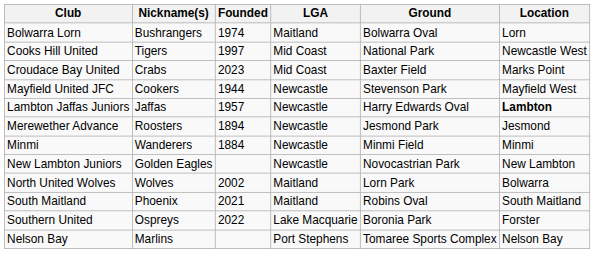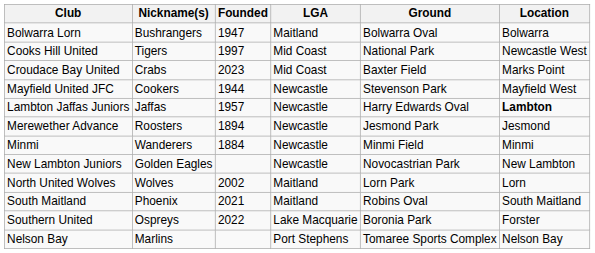(231, 32) 1974 -> (231, 32) 1947
(514, 32) Lorn -> (525, 32) Bolwarra
(525, 182) Bolwarra -> (514, 182) Lorn
